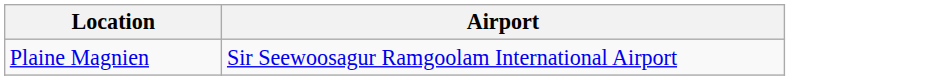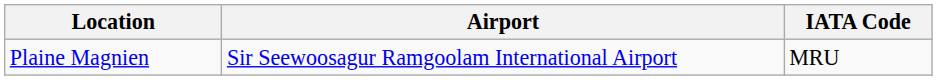+ column: (858, 22)
